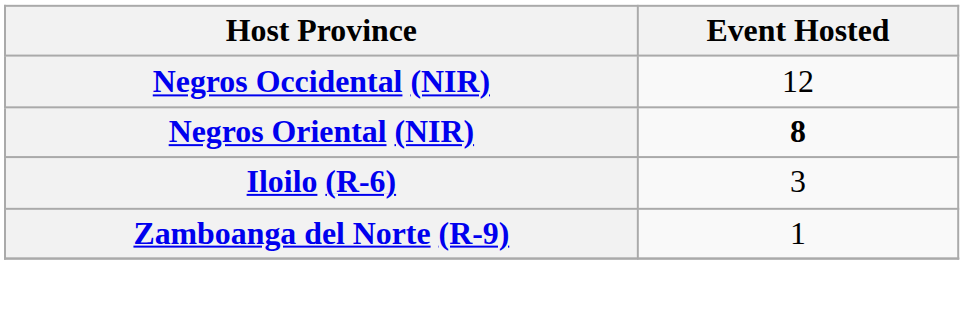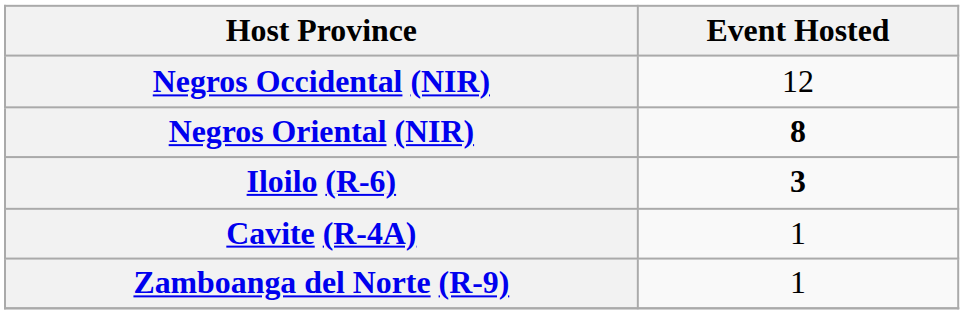(798, 182) normal -> (798, 182) bold
+ row: (321, 232)
